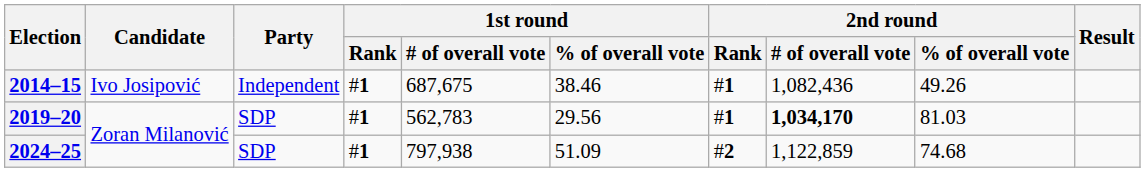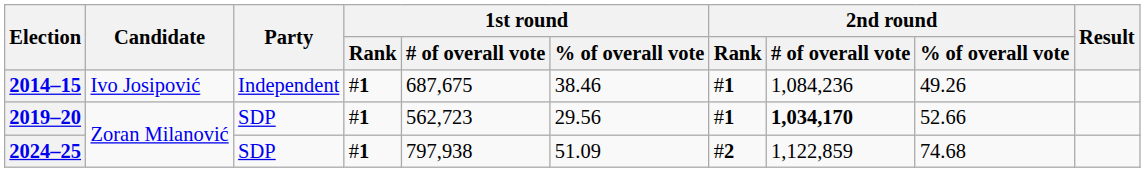(812, 85) 1,082,436 -> (812, 85) 1,084,236
(439, 118) 562,783 -> (439, 118) 562,723
(943, 118) 81.03 -> (943, 118) 52.66
